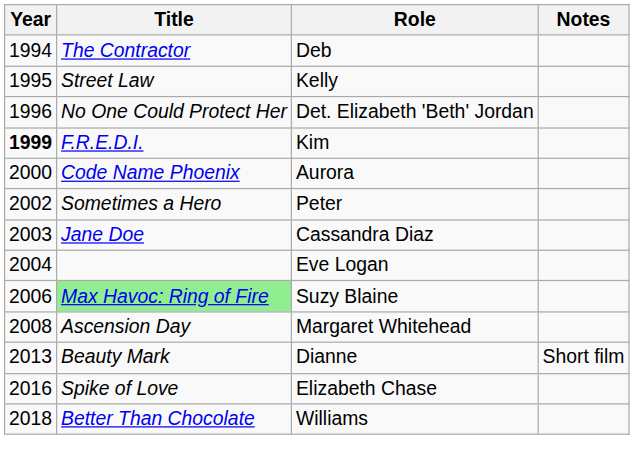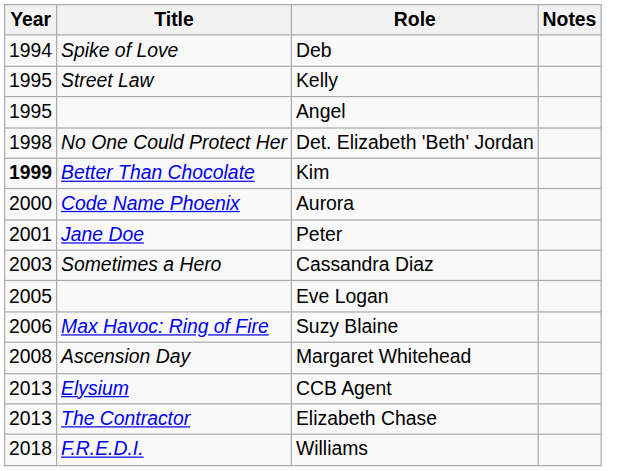(126, 50) The Contractor -> (120, 50) Spike of Love
+ row: (321, 111)
(31, 111) 1996 -> (31, 142) 1998
(102, 142) F.R.E.D.I. -> (158, 173) Better Than Chocolate
(31, 204) 2002 -> (31, 234) 2001
(141, 204) Sometimes a Hero -> (103, 234) Jane Doe
(103, 234) Jane Doe -> (141, 265) Sometimes a Hero
(31, 265) 2004 -> (31, 296) 2005
(165, 296) lightgreen background -> (165, 326) no background
- row: (327, 357)
+ row: (344, 388)
(31, 388) 2016 -> (31, 419) 2013
(120, 388) Spike of Love -> (126, 419) The Contractor
(158, 419) Better Than Chocolate -> (102, 449) F.R.E.D.I.
